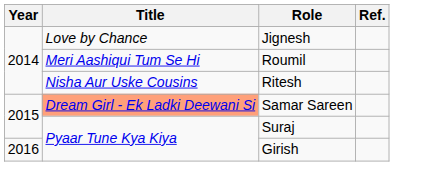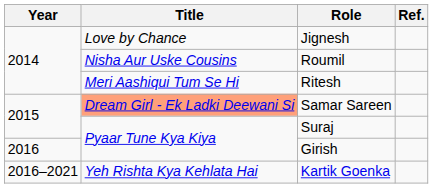(123, 60) Meri Aashiqui Tum Se Hi -> (161, 60) Nisha Aur Uske Cousins
(122, 82) Nisha Aur Uske Cousins -> (162, 82) Meri Aashiqui Tum Se Hi
+ row: (345, 171)
